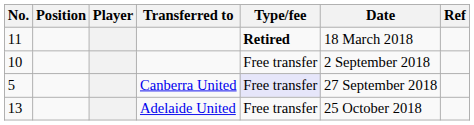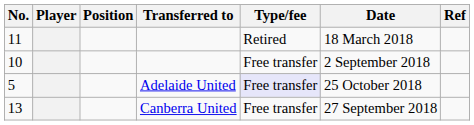columns swapped: (61, 16) <-> (113, 16)
(267, 39) bold -> (265, 39) normal
(188, 85) Canberra United -> (188, 85) Adelaide United
(381, 85) 27 September 2018 -> (373, 85) 25 October 2018
(188, 108) Adelaide United -> (188, 108) Canberra United
(373, 108) 25 October 2018 -> (381, 108) 27 September 2018
